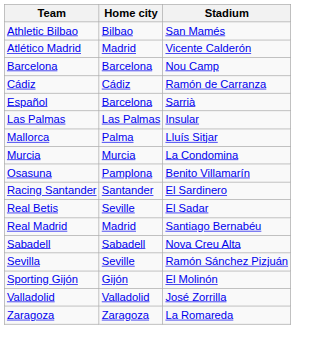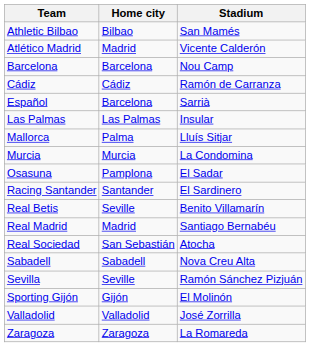(208, 173) Benito Villamarín -> (201, 173) El Sadar
(187, 208) El Sadar -> (222, 208) Benito Villamarín
+ row: (43, 244)
